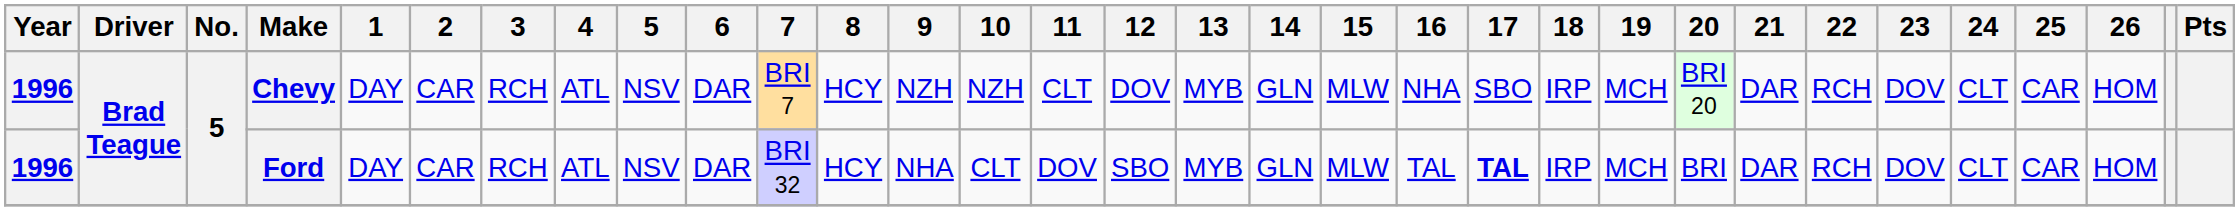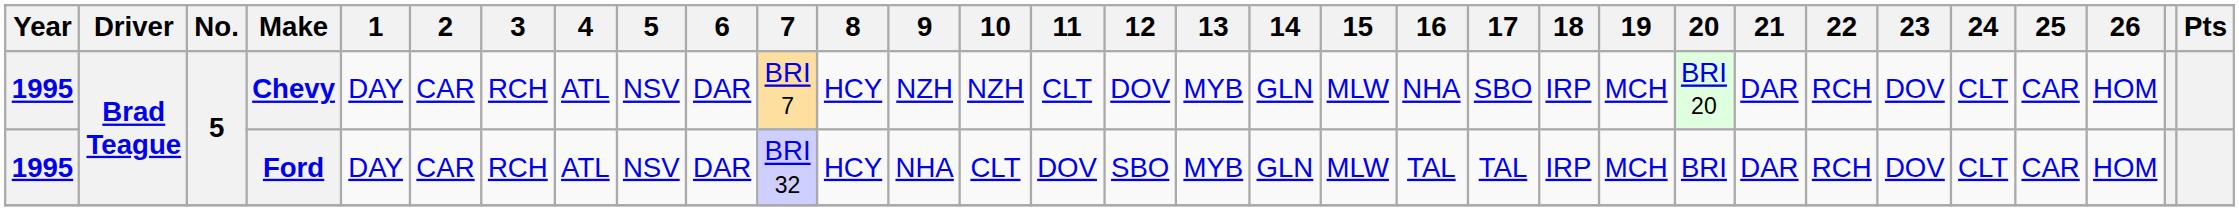(43, 89) 1996 -> (43, 89) 1995
(43, 167) 1996 -> (43, 167) 1995
(1503, 167) bold -> (1503, 167) normal
